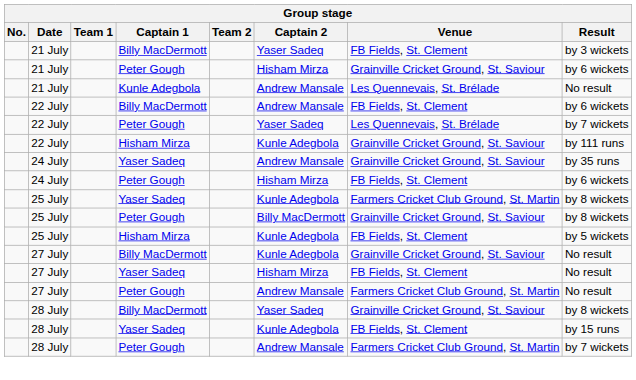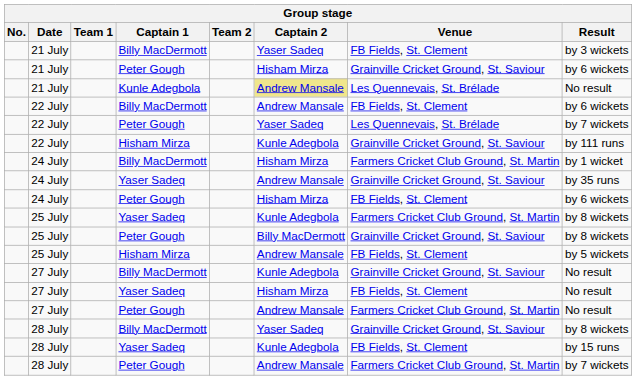(300, 87) no background -> (300, 87) khaki background
+ row: (50, 161)
(298, 236) Kunle Adegbola -> (300, 254) Andrew Mansale
